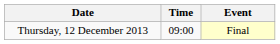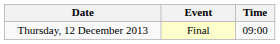columns swapped: (181, 13) <-> (238, 13)
